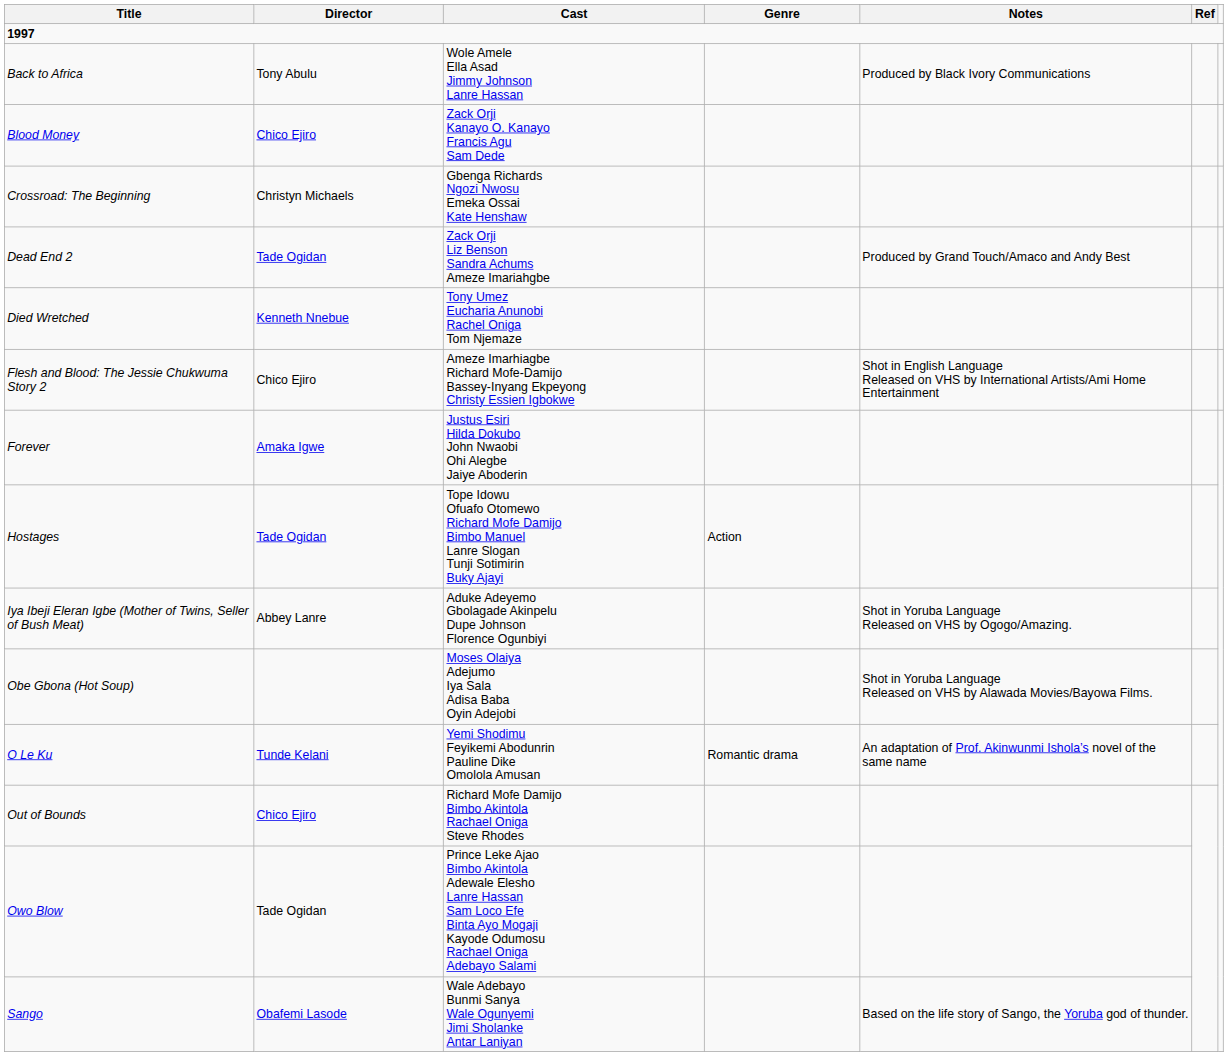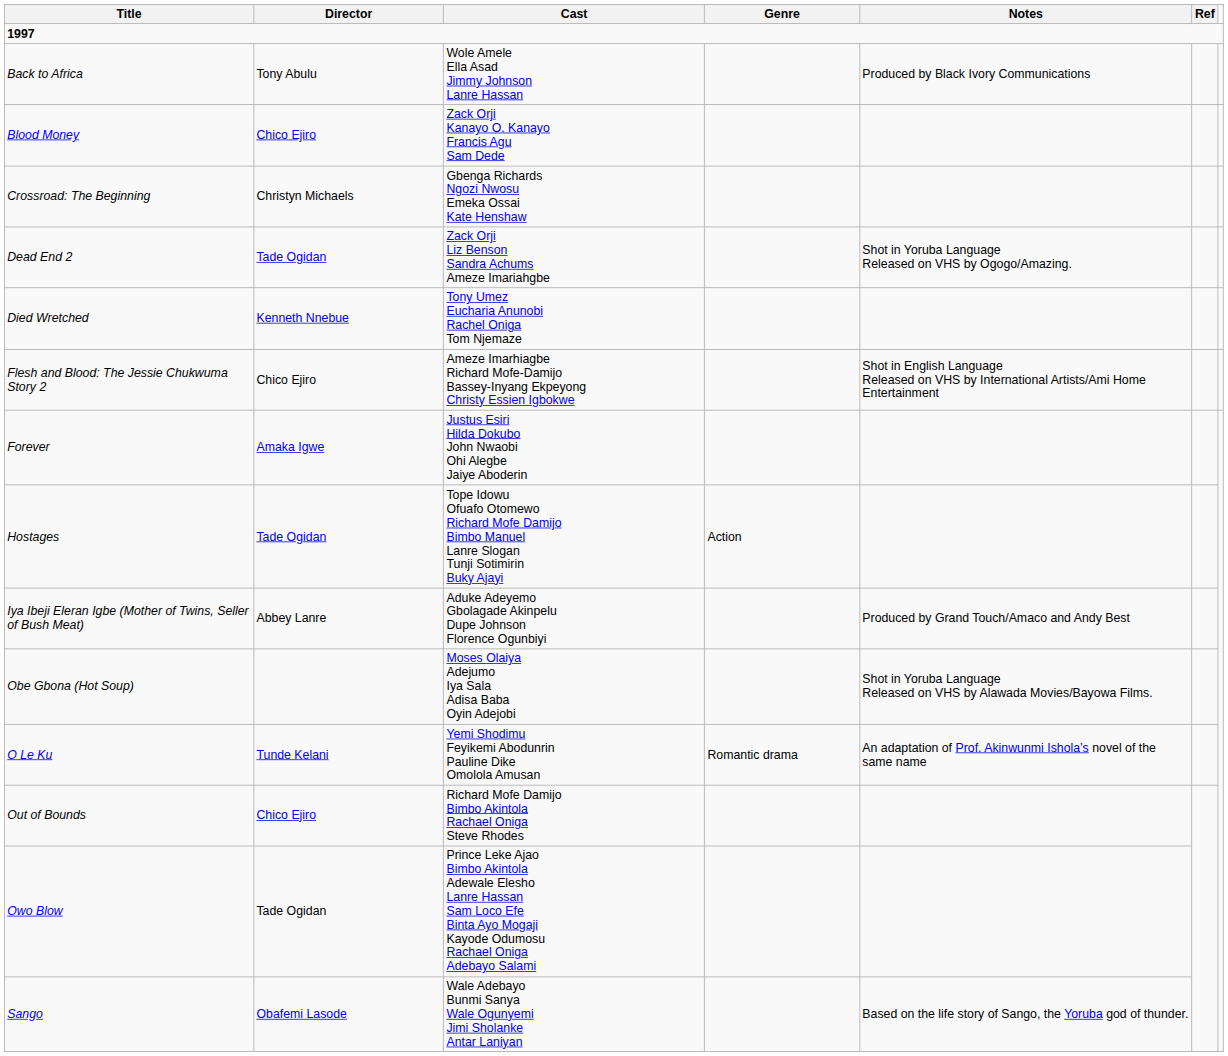(996, 257) Produced by Grand Touch/Amaco and Andy Best -> (967, 257) Shot in Yoruba Language Released on VHS by Ogogo/Amazing.
(967, 618) Shot in Yoruba Language Released on VHS by Ogogo/Amazing. -> (996, 618) Produced by Grand Touch/Amaco and Andy Best
